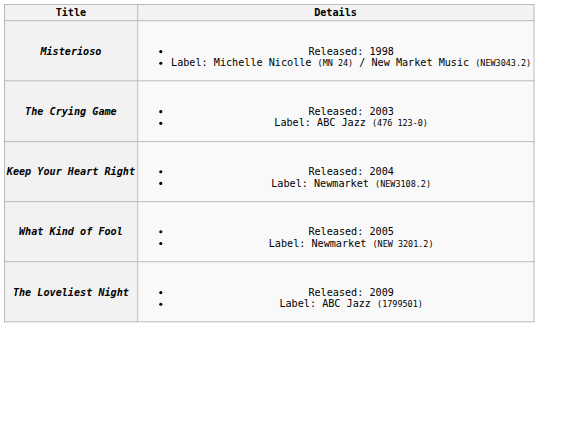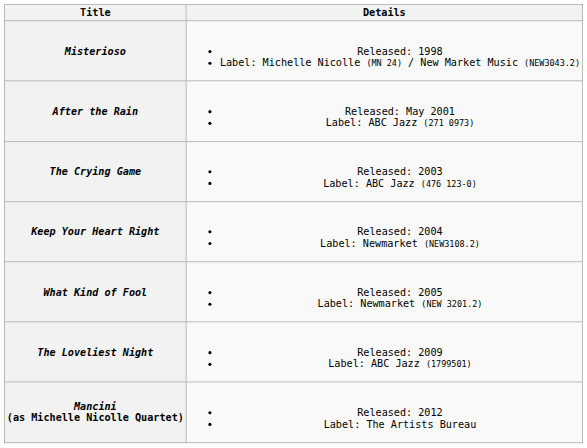+ row: (95, 111)
+ row: (95, 412)
